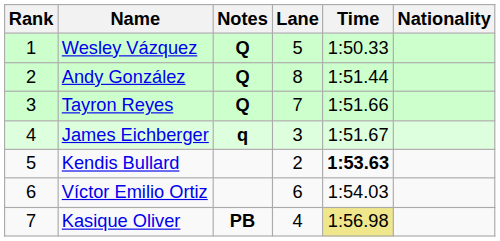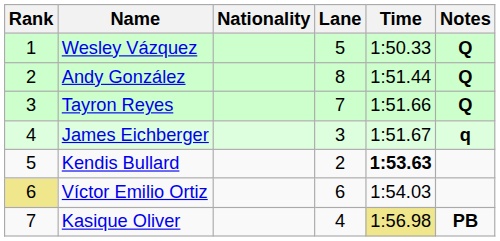columns swapped: (444, 18) <-> (243, 18)
(31, 192) no background -> (31, 192) khaki background
